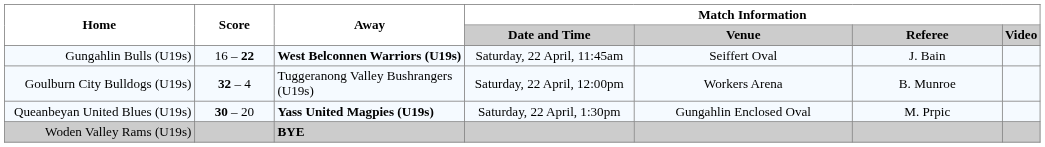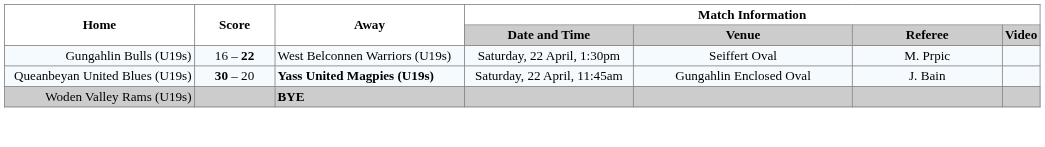(369, 55) bold -> (364, 55) normal
(549, 55) Saturday, 22 April, 11:45am -> (549, 55) Saturday, 22 April, 1:30pm
(927, 55) J. Bain -> (927, 55) M. Prpic
- row: (108, 83)
(549, 111) Saturday, 22 April, 1:30pm -> (549, 76) Saturday, 22 April, 11:45am
(927, 111) M. Prpic -> (927, 76) J. Bain
